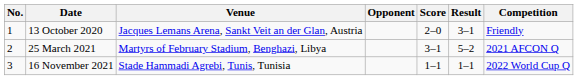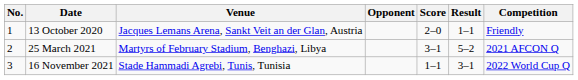(466, 30) 3–1 -> (466, 30) 1–1
(466, 65) 1–1 -> (466, 65) 3–1
